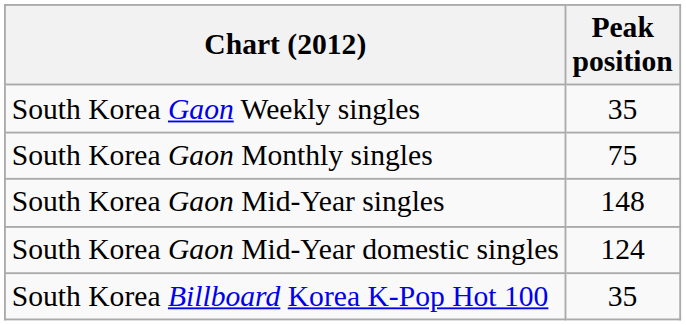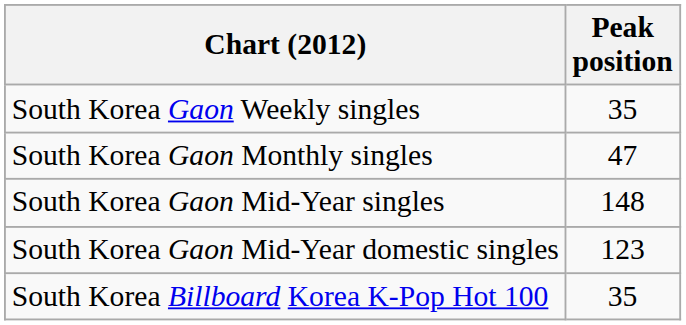(623, 155) 75 -> (623, 155) 47
(623, 249) 124 -> (623, 249) 123
